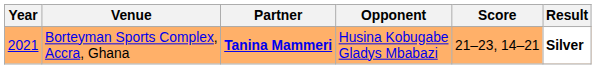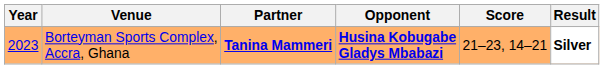(23, 45) 2021 -> (23, 45) 2023
(394, 45) normal -> (397, 45) bold
